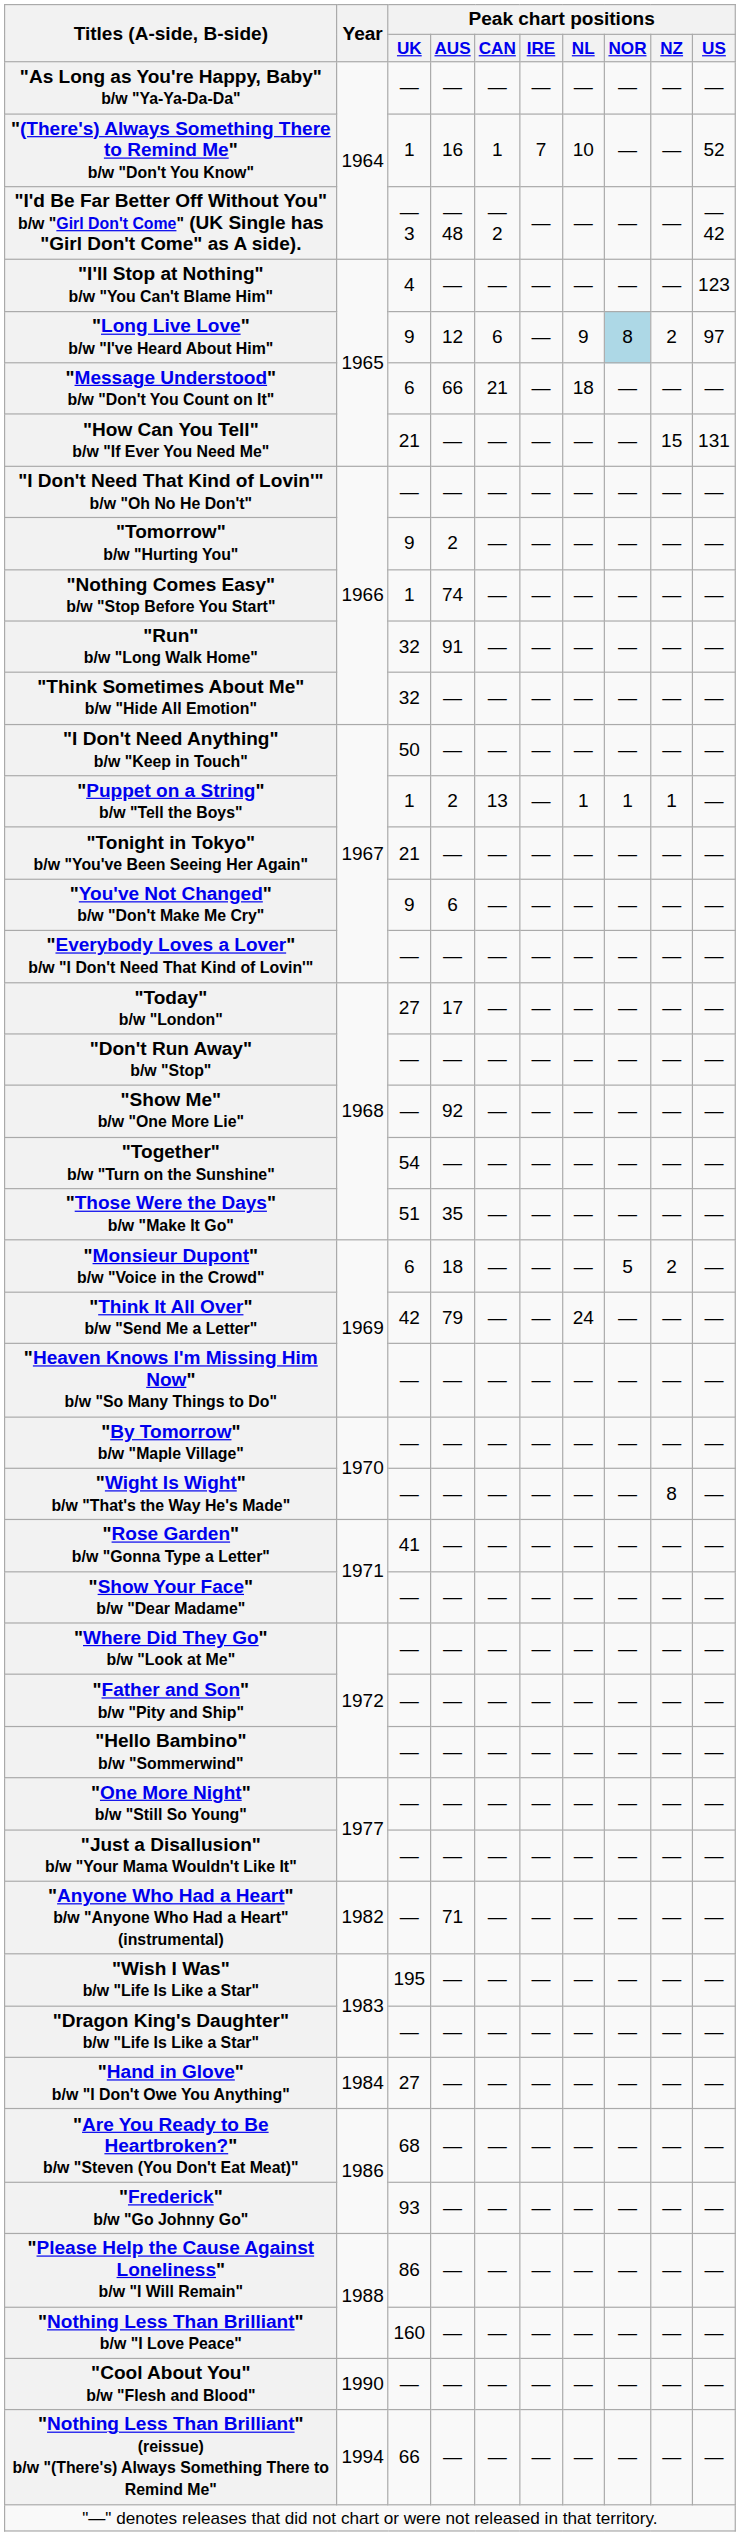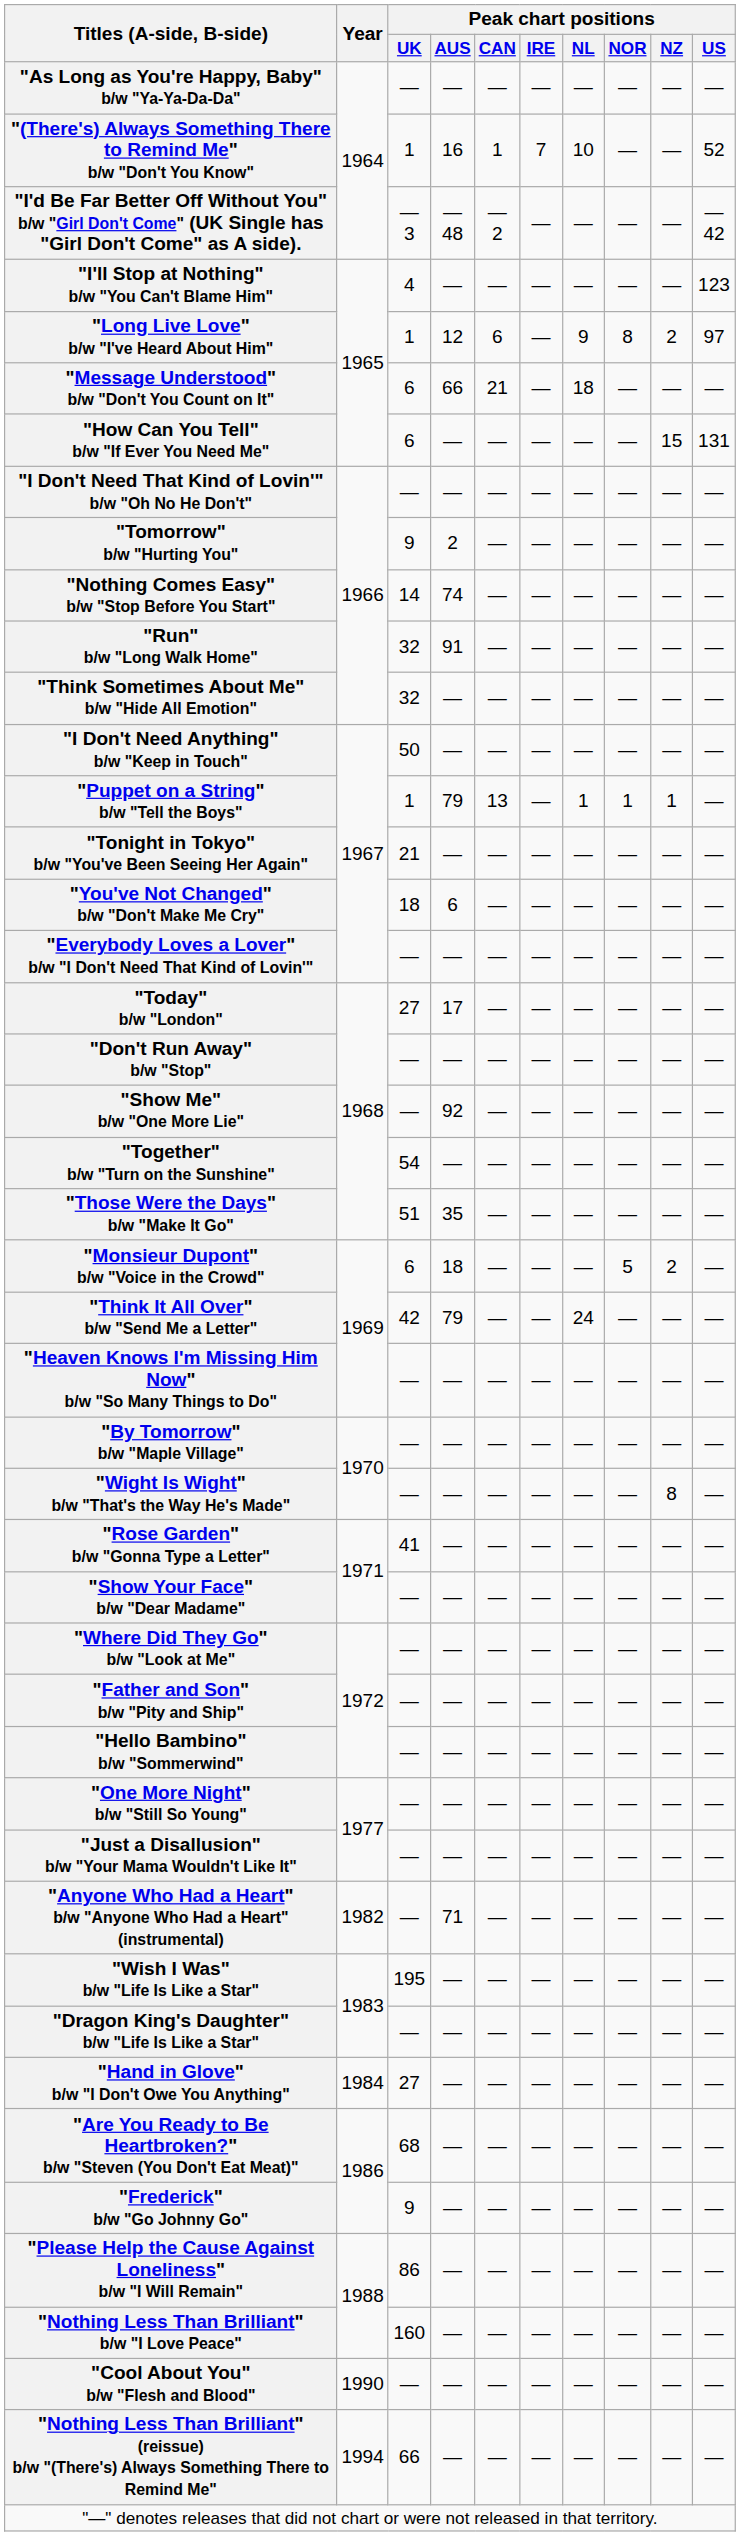(409, 336) 9 -> (409, 336) 1
(627, 336) lightblue background -> (627, 336) no background
(409, 440) 21 -> (409, 440) 6
(409, 594) 1 -> (409, 594) 14
(453, 801) 2 -> (453, 801) 79
(409, 904) 9 -> (409, 904) 18
(409, 2207) 93 -> (409, 2207) 9
